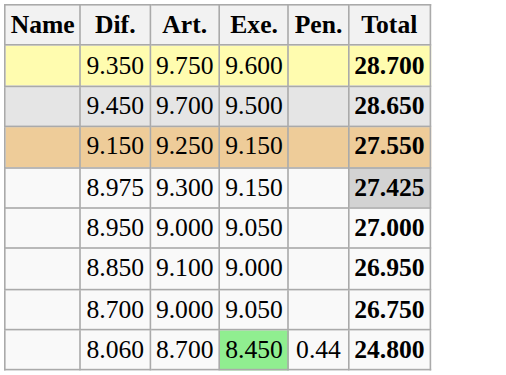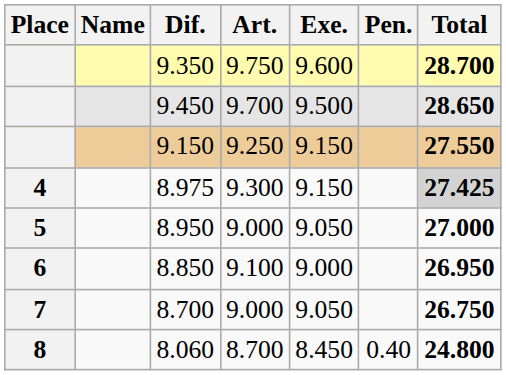+ column: (40, 24)
(254, 349) lightgreen background -> (324, 349) no background
(318, 349) 0.44 -> (389, 349) 0.40
